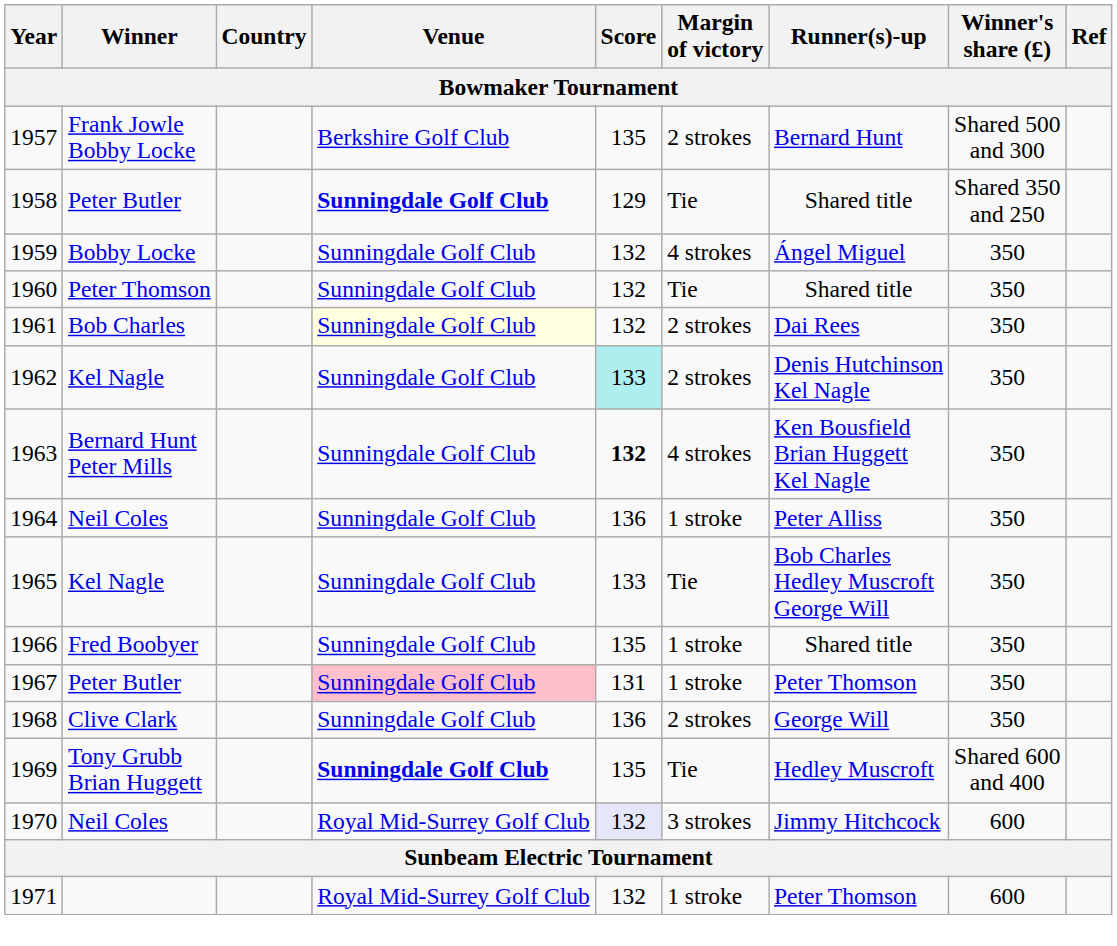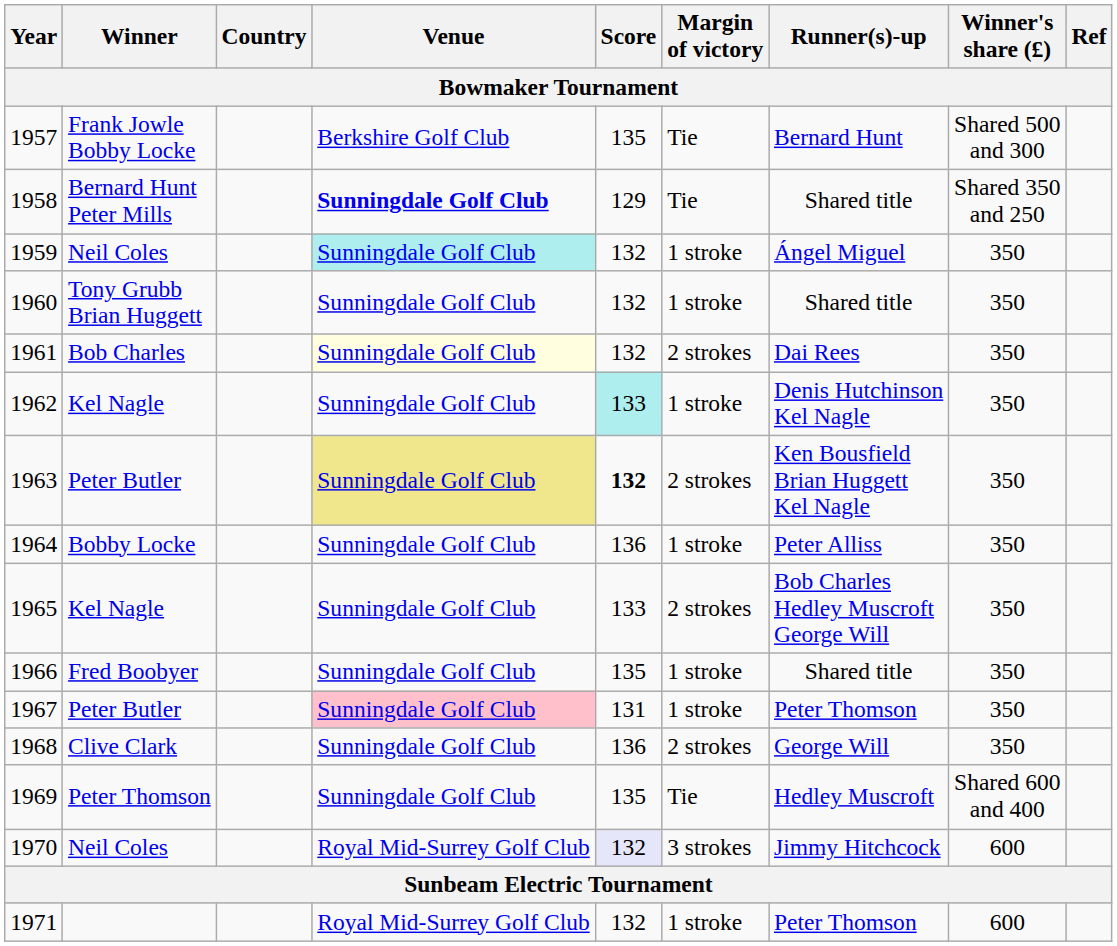(709, 137) 2 strokes -> (682, 137) Tie
(125, 201) Peter Butler -> (132, 201) Bernard Hunt Peter Mills
(132, 251) Bobby Locke -> (118, 251) Neil Coles
(426, 251) no background -> (426, 251) paleturquoise background
(709, 251) 4 strokes -> (705, 251) 1 stroke
(139, 289) Peter Thomson -> (135, 302) Tony Grubb Brian Huggett
(682, 289) Tie -> (705, 302) 1 stroke
(709, 376) 2 strokes -> (705, 403) 1 stroke
(132, 453) Bernard Hunt Peter Mills -> (125, 480) Peter Butler
(426, 453) no background -> (426, 480) khaki background
(709, 453) 4 strokes -> (709, 480) 2 strokes
(118, 517) Neil Coles -> (132, 544) Bobby Locke
(682, 581) Tie -> (709, 607) 2 strokes
(135, 770) Tony Grubb Brian Huggett -> (139, 796) Peter Thomson
(433, 770) bold -> (426, 796) normal
